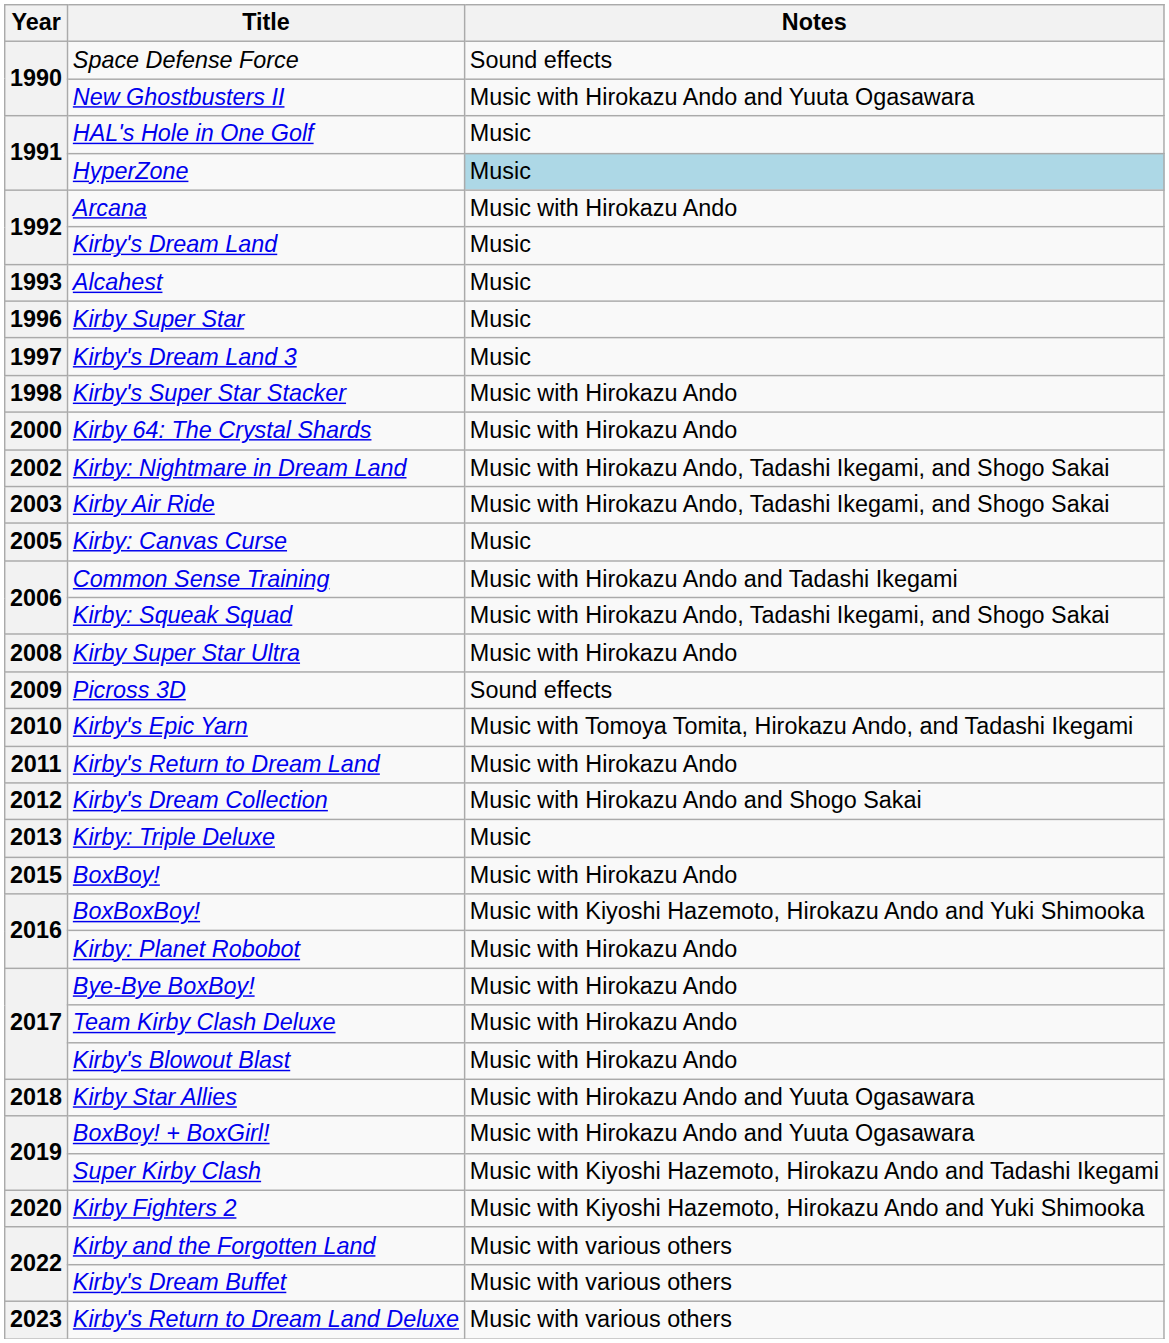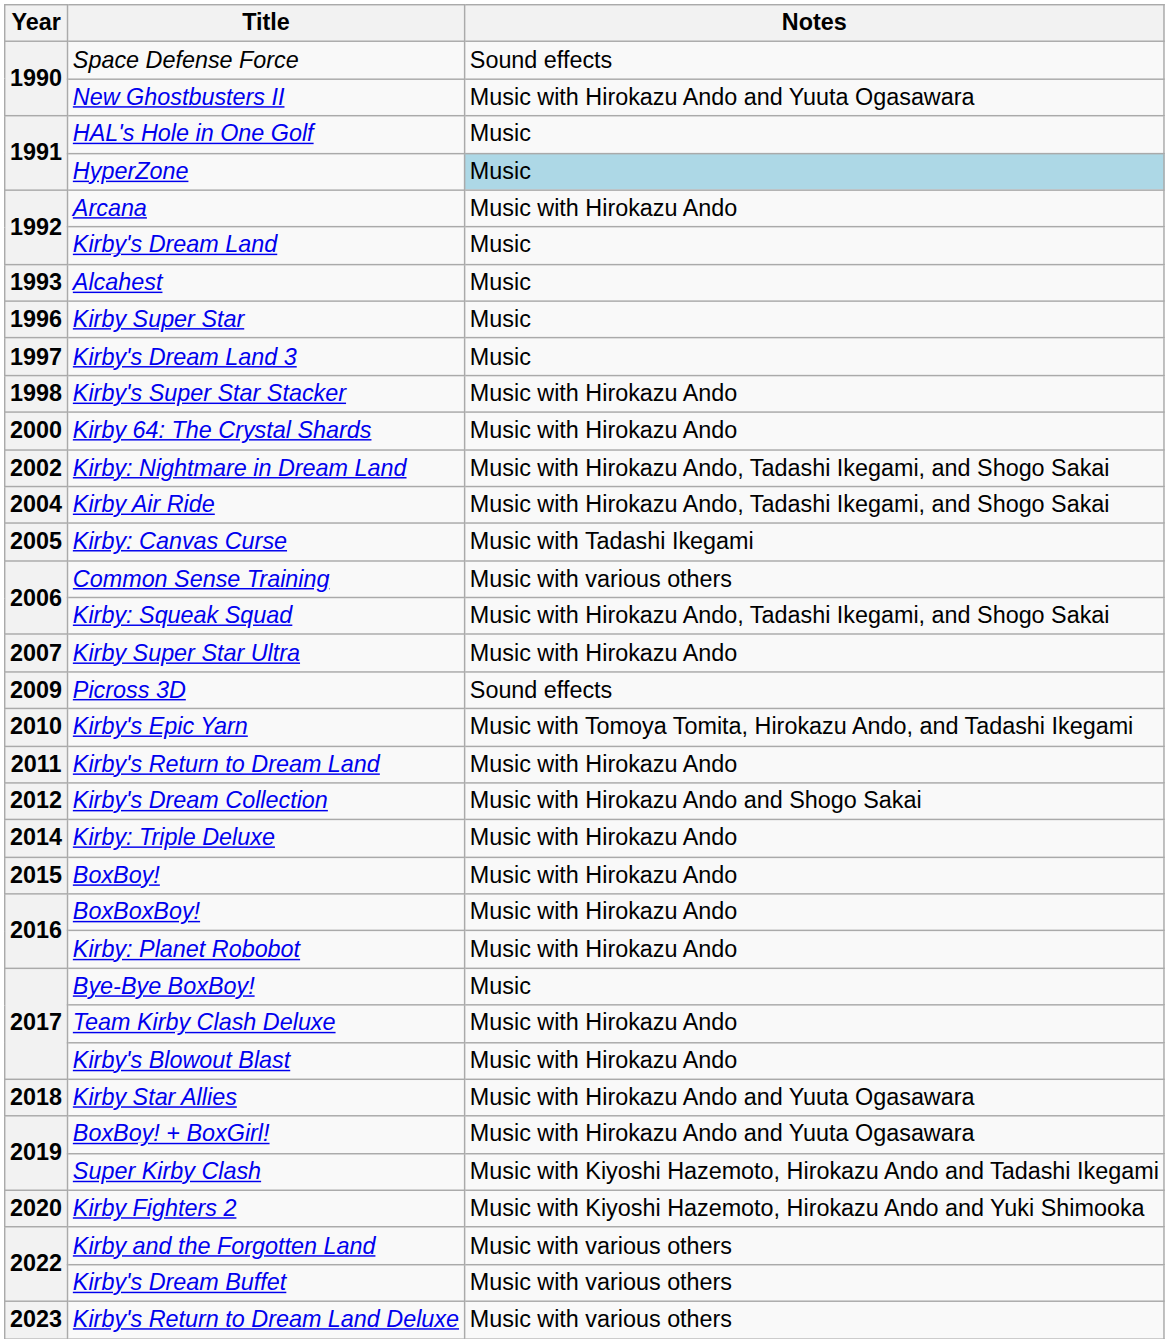(36, 504) 2003 -> (36, 504) 2004
(500, 541) Music -> (612, 541) Music with Tadashi Ikegami
(714, 578) Music with Hirokazu Ando and Tadashi Ikegami -> (601, 578) Music with various others
(36, 652) 2008 -> (36, 652) 2007
(36, 838) 2013 -> (36, 838) 2014
(500, 838) Music -> (604, 838) Music with Hirokazu Ando
(807, 912) Music with Kiyoshi Hazemoto, Hirokazu Ando and Yuki Shimooka -> (604, 912) Music with Hirokazu Ando
(604, 986) Music with Hirokazu Ando -> (500, 986) Music
